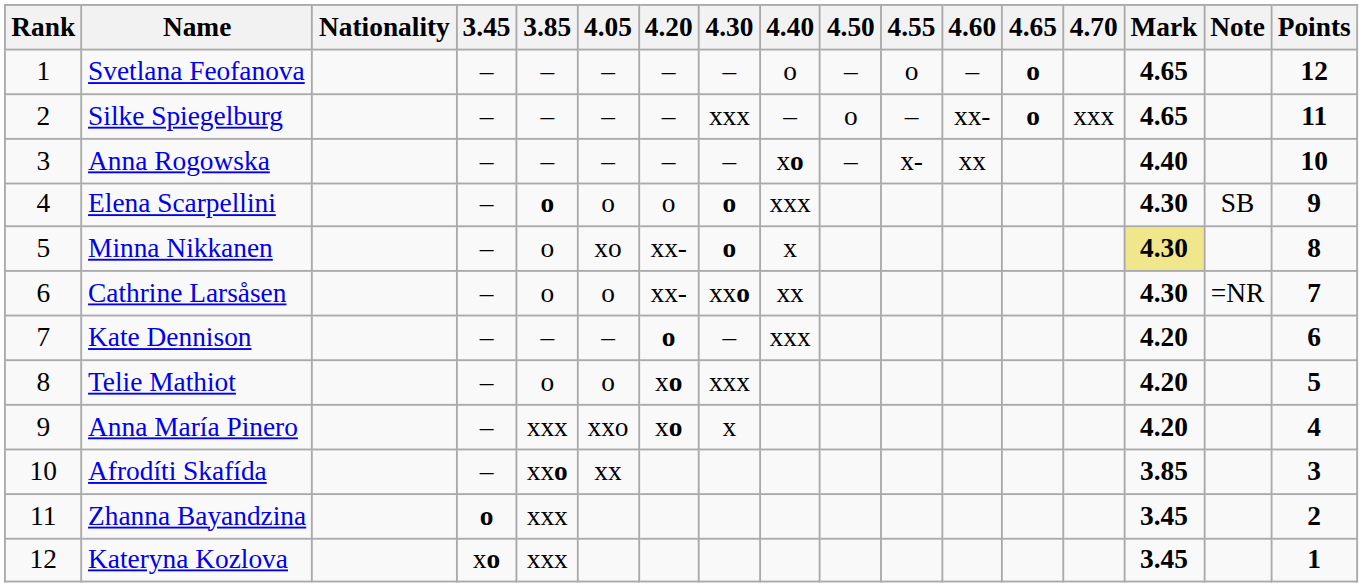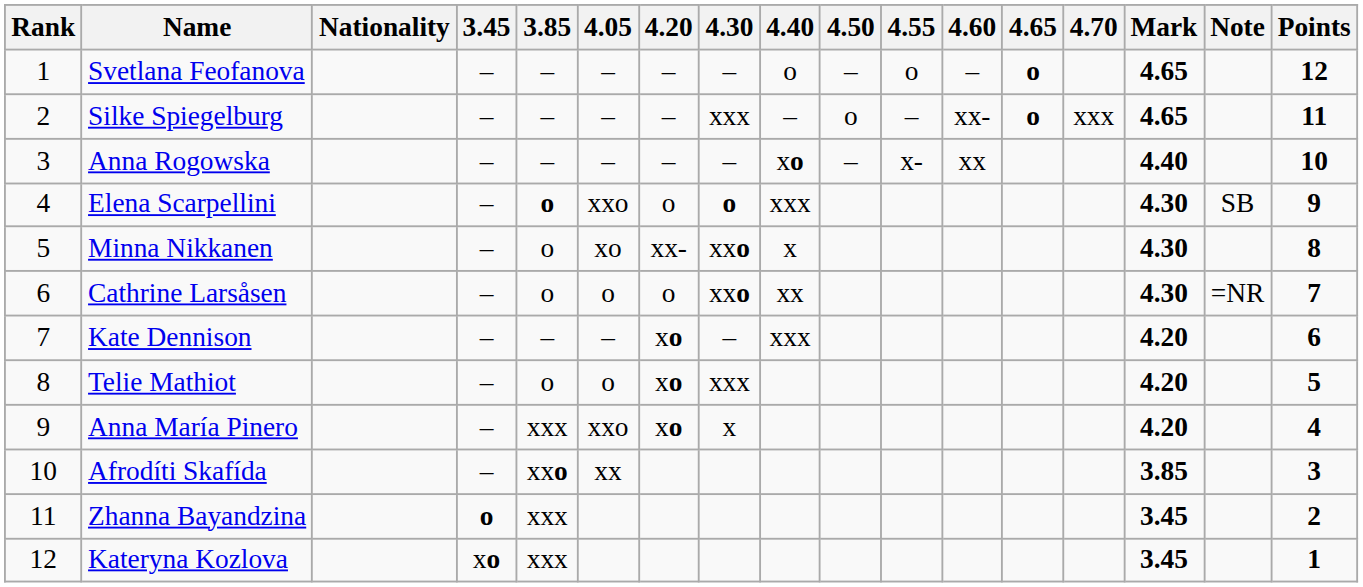(608, 204) o -> (608, 204) xxo
(729, 248) o -> (729, 248) xxo
(1164, 248) khaki background -> (1164, 248) no background
(669, 292) xx- -> (669, 292) o
(669, 337) o -> (669, 337) xo
